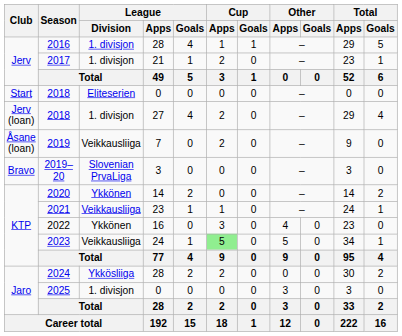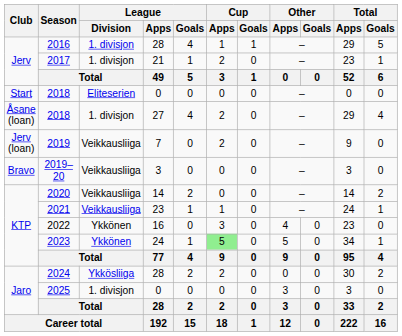(21, 115) Jerv (loan) -> (21, 115) Åsane (loan)
(21, 143) Åsane (loan) -> (21, 143) Jerv (loan)
(111, 171) Slovenian PrvaLiga -> (111, 171) Veikkausliiga
(111, 193) Ykkönen -> (111, 193) Veikkausliiga
(111, 242) Veikkausliiga -> (111, 242) Ykkönen
